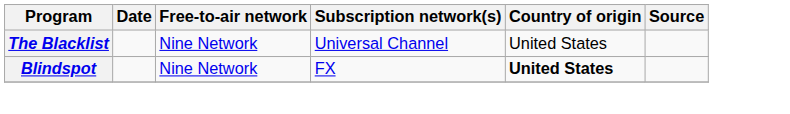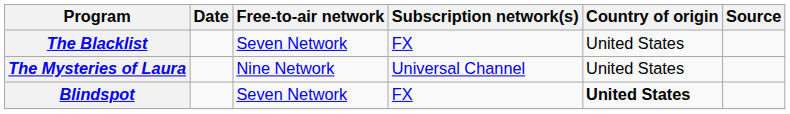(208, 43) Nine Network -> (292, 43) Seven Network
(381, 43) Universal Channel -> (402, 43) FX
+ row: (97, 69)
(208, 69) Nine Network -> (292, 95) Seven Network
